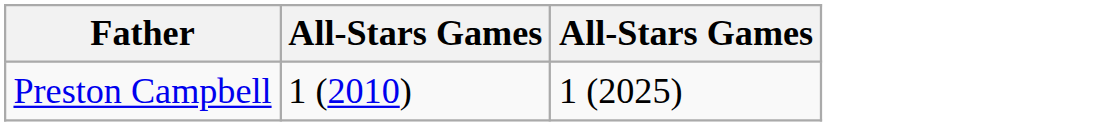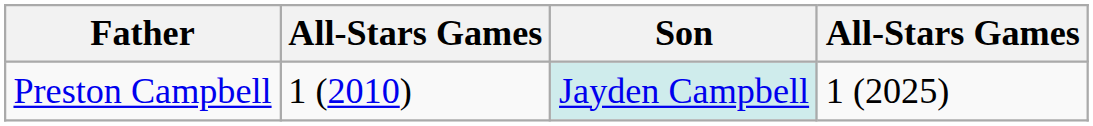+ column: (684, 33)
